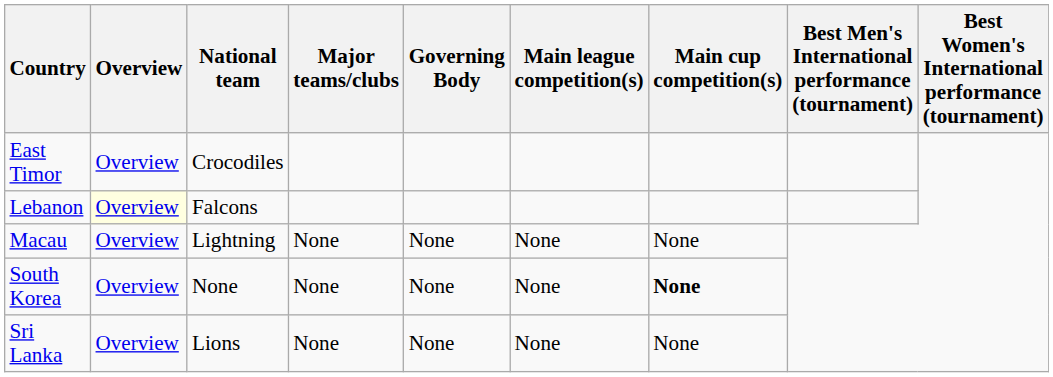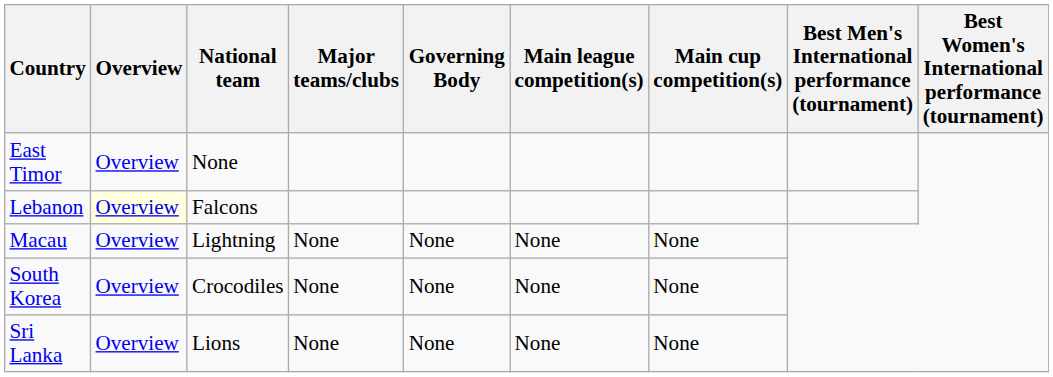(238, 161) Crocodiles -> (215, 161) None
(215, 285) None -> (238, 285) Crocodiles
(677, 285) bold -> (676, 285) normal
